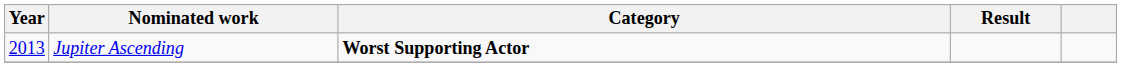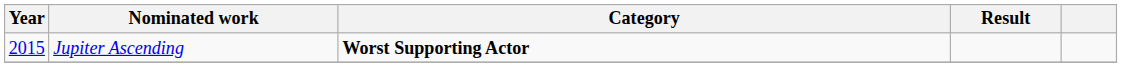(27, 47) 2013 -> (27, 47) 2015
